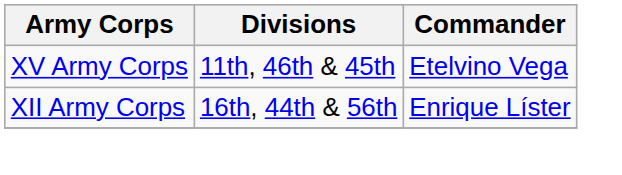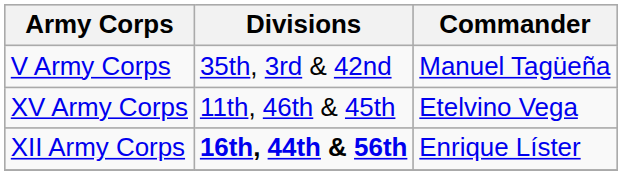+ row: (91, 66)
(299, 107) normal -> (304, 148) bold
